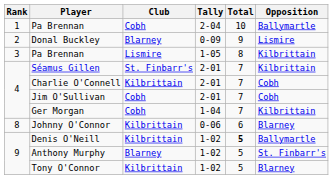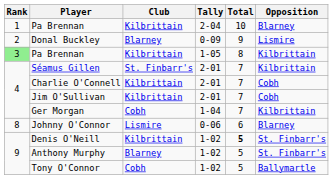(135, 26) Cobh -> (154, 26) Kilbrittain
(287, 26) Ballymartle -> (276, 26) Blarney
(17, 54) no background -> (17, 54) lightgreen background
(143, 54) Lismire -> (154, 54) Kilbrittain
(135, 97) Cobh -> (154, 97) Kilbrittain
(154, 125) Kilbrittain -> (143, 125) Lismire
(287, 139) Ballymartle -> (292, 139) St. Finbarr's
(154, 168) Kilbrittain -> (135, 168) Cobh
(276, 168) Blarney -> (287, 168) Ballymartle
